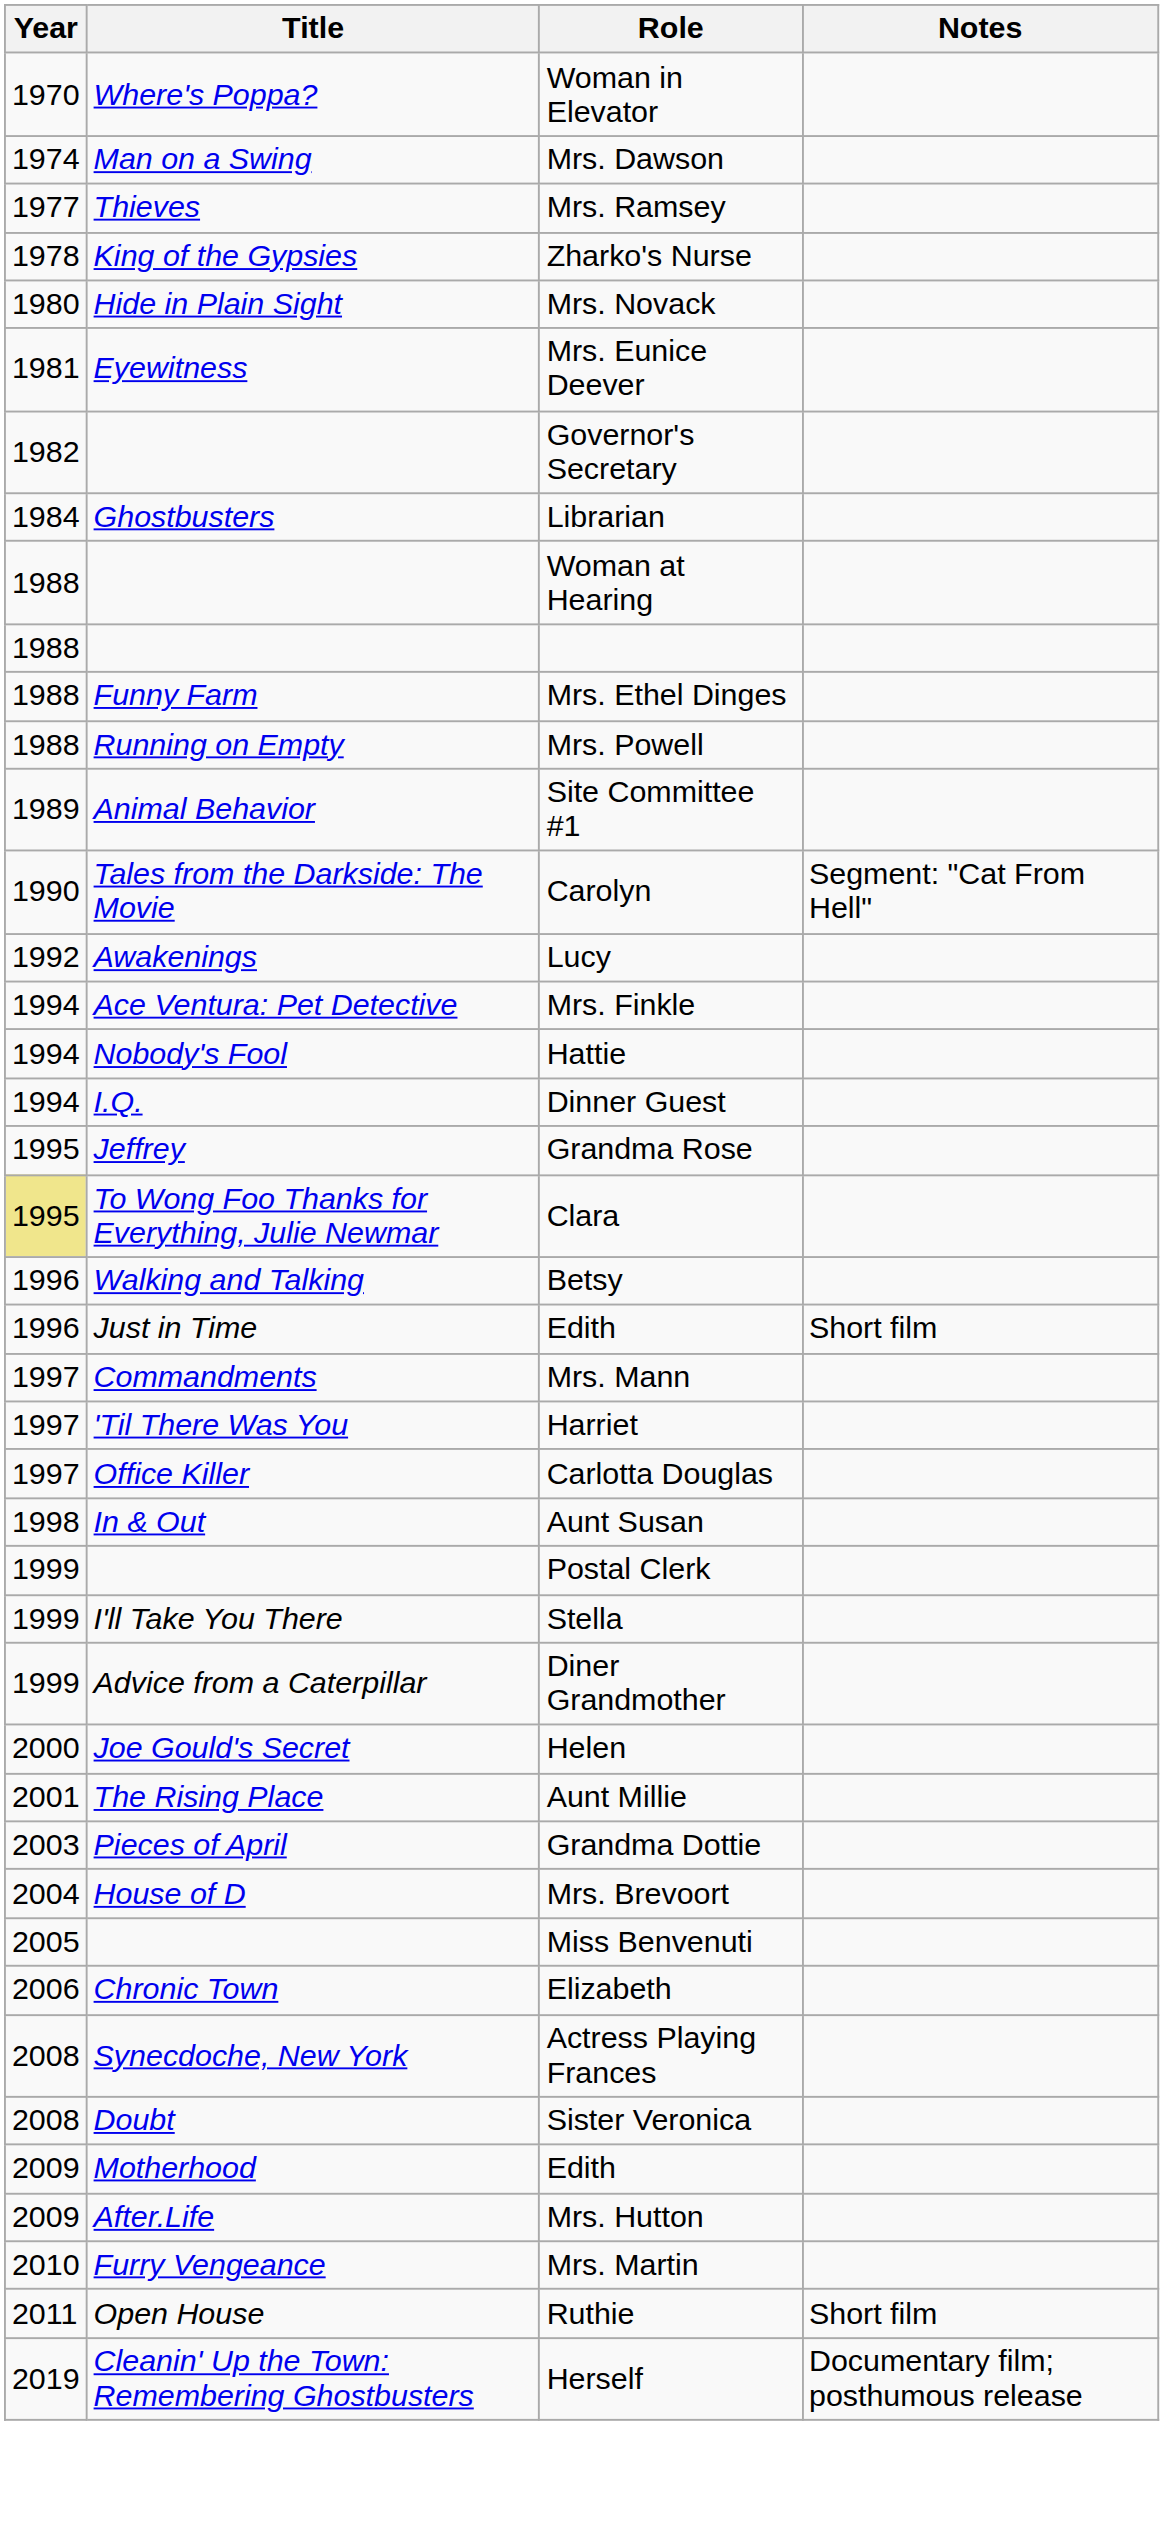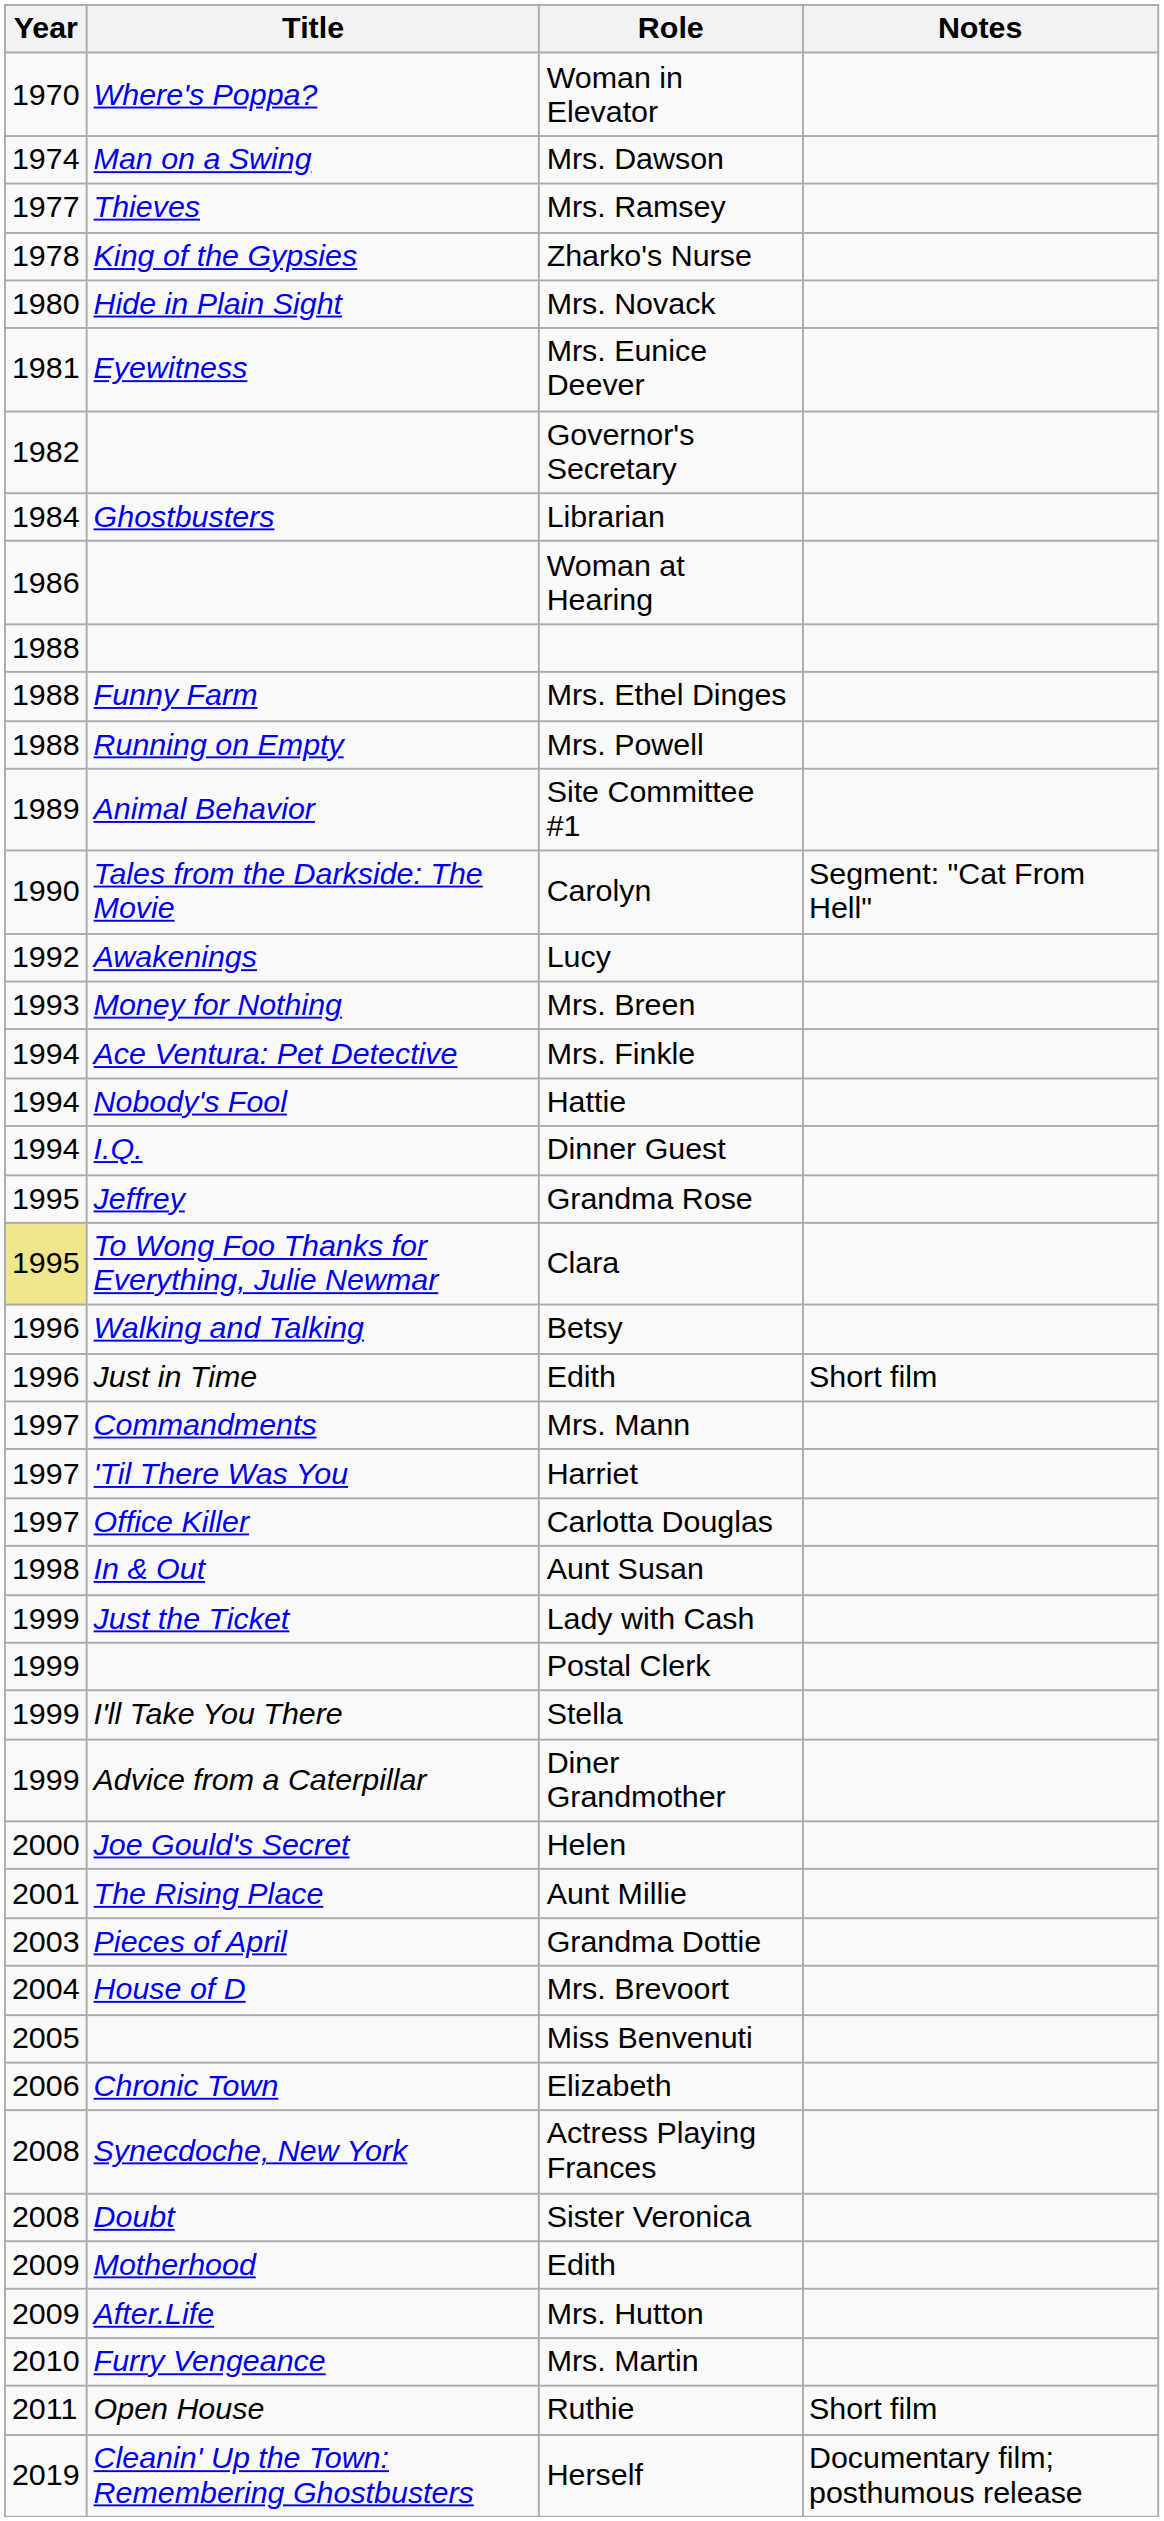(46, 582) 1988 -> (46, 582) 1986
+ row: (218, 1005)
+ row: (191, 1617)
